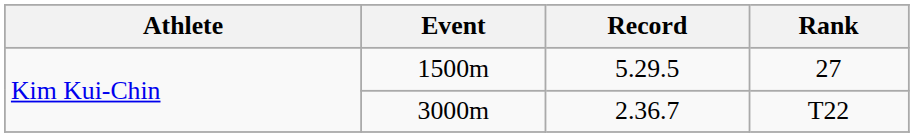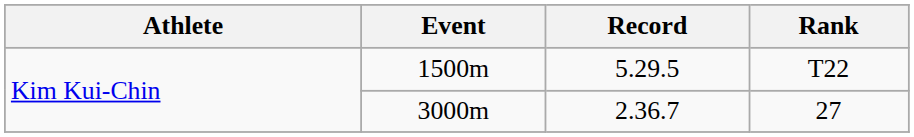(828, 68) 27 -> (828, 68) T22
(828, 111) T22 -> (828, 111) 27
